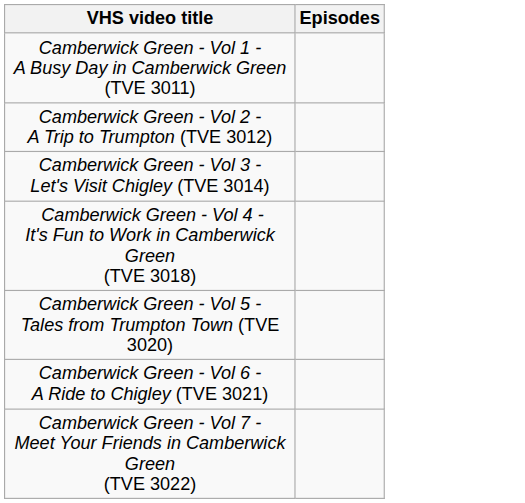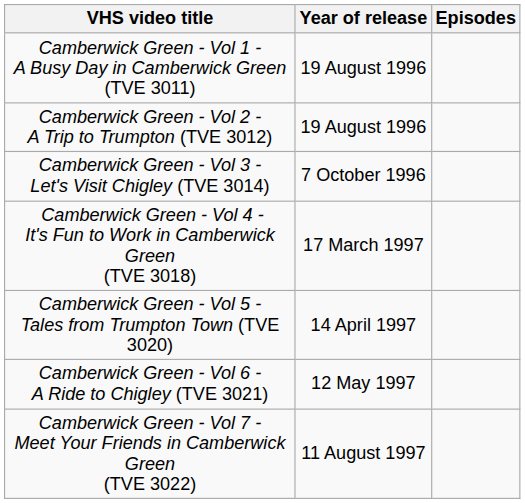+ column: (363, 18)
